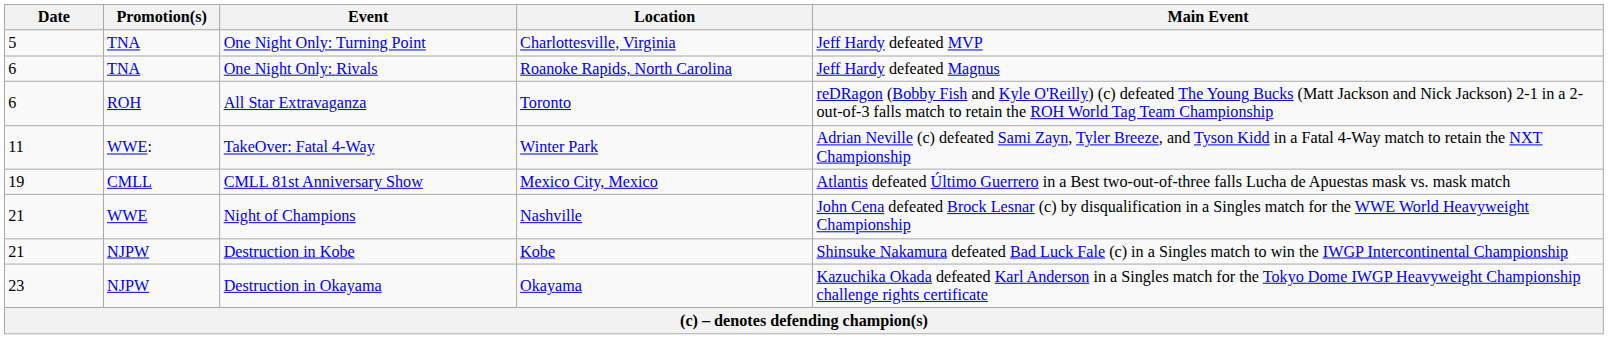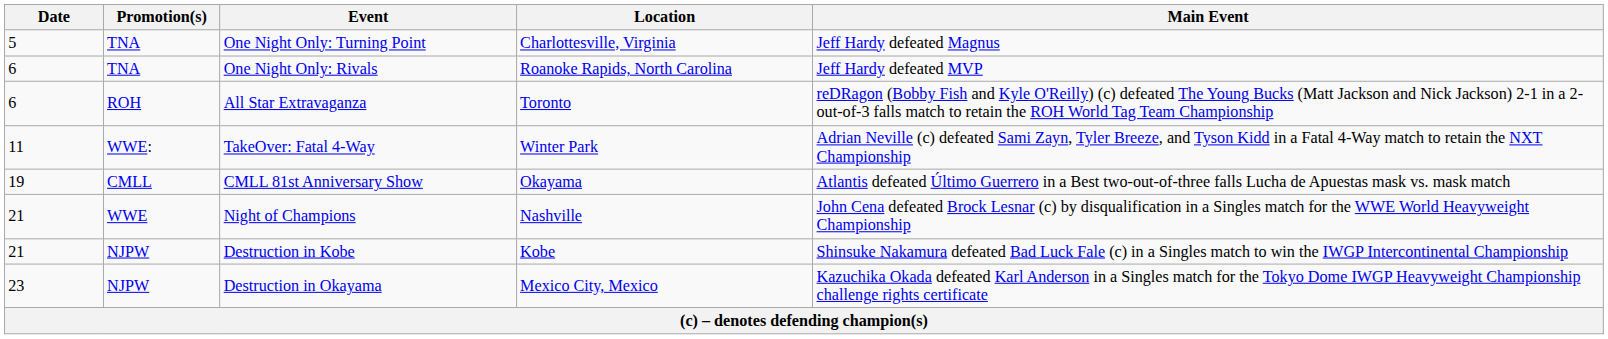(900, 42) Jeff Hardy defeated MVP -> (908, 42) Jeff Hardy defeated Magnus
(908, 68) Jeff Hardy defeated Magnus -> (900, 68) Jeff Hardy defeated MVP
(589, 181) Mexico City, Mexico -> (551, 181) Okayama
(551, 285) Okayama -> (589, 285) Mexico City, Mexico
